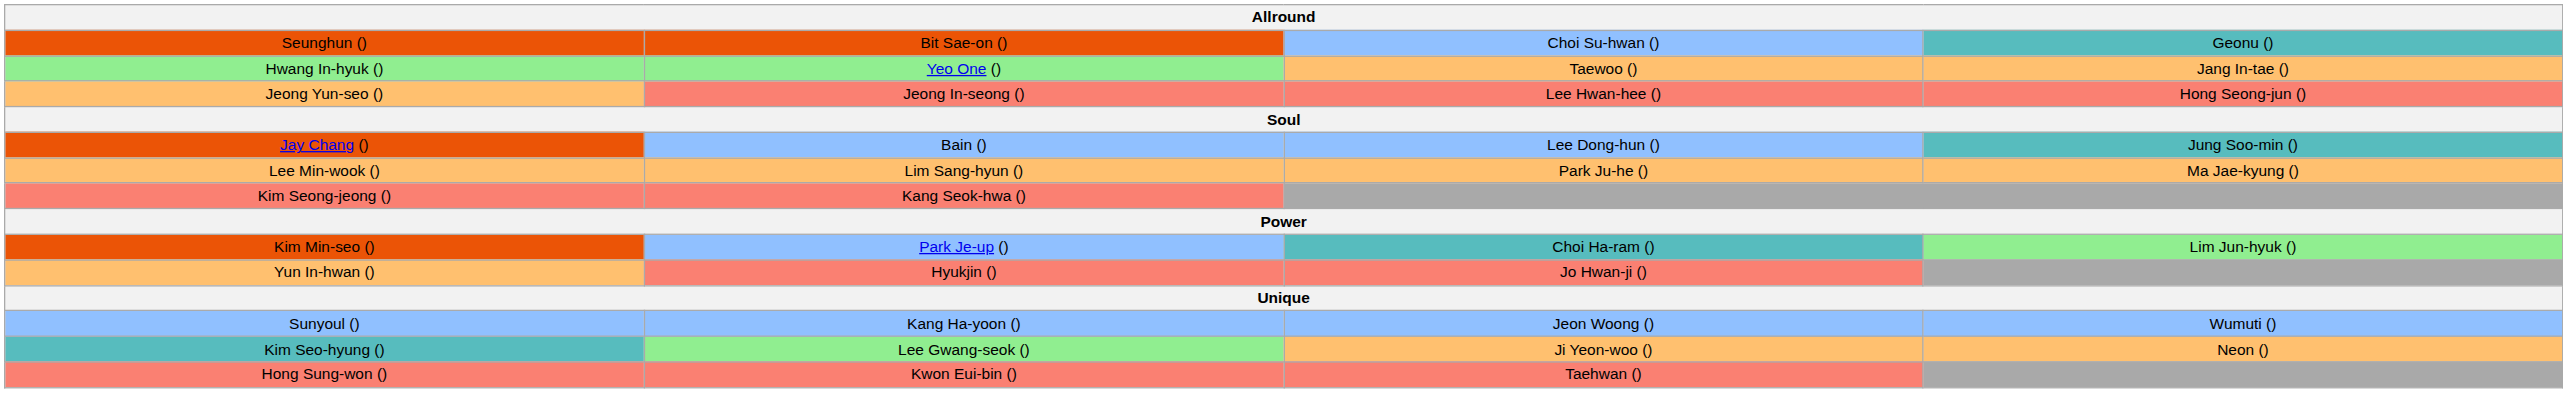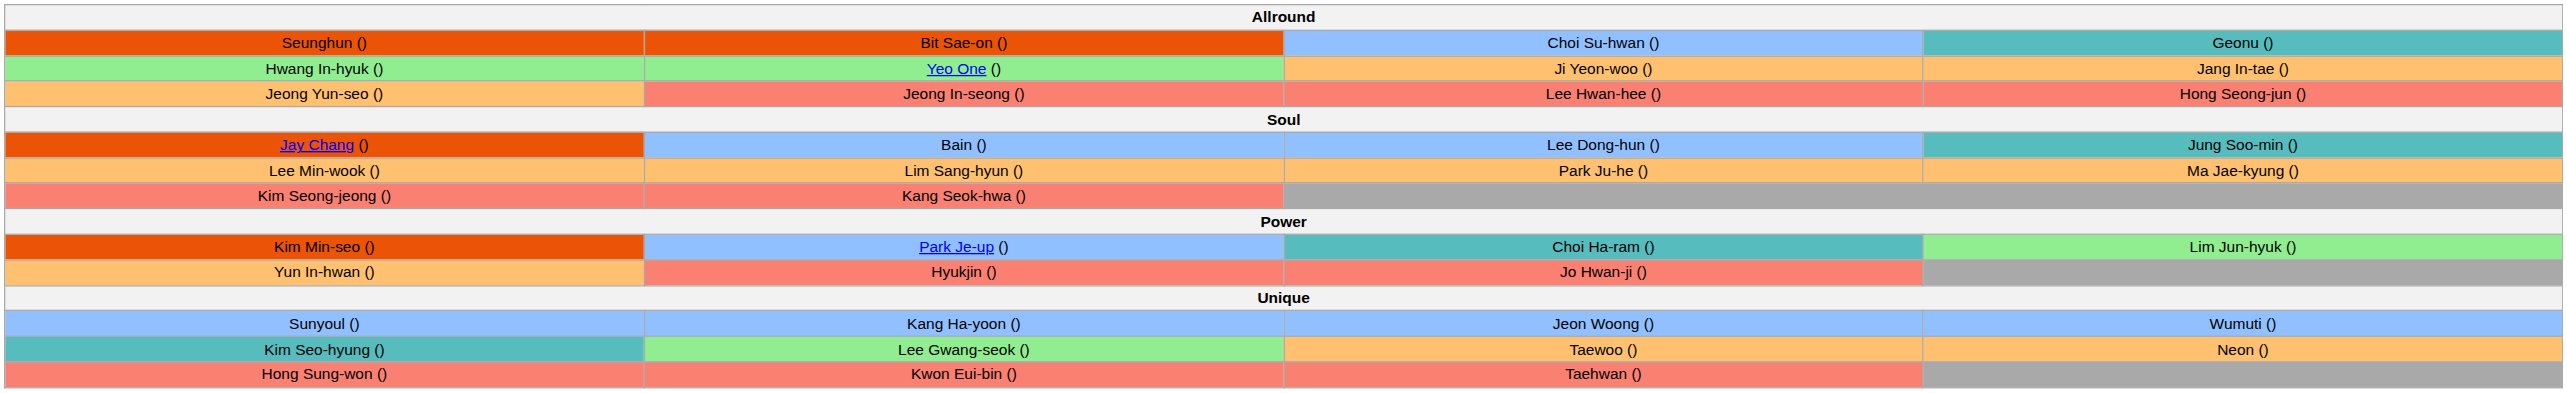(1603, 68) Taewoo () -> (1603, 68) Ji Yeon-woo ()
(1603, 349) Ji Yeon-woo () -> (1603, 349) Taewoo ()
